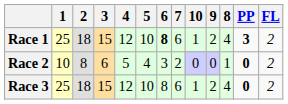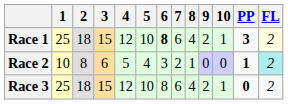columns swapped: (227, 15) <-> (196, 15)
(271, 39) no background -> (271, 39) lightyellow background
(246, 62) 0 -> (246, 62) 1
(271, 62) no background -> (271, 62) paleturquoise background
